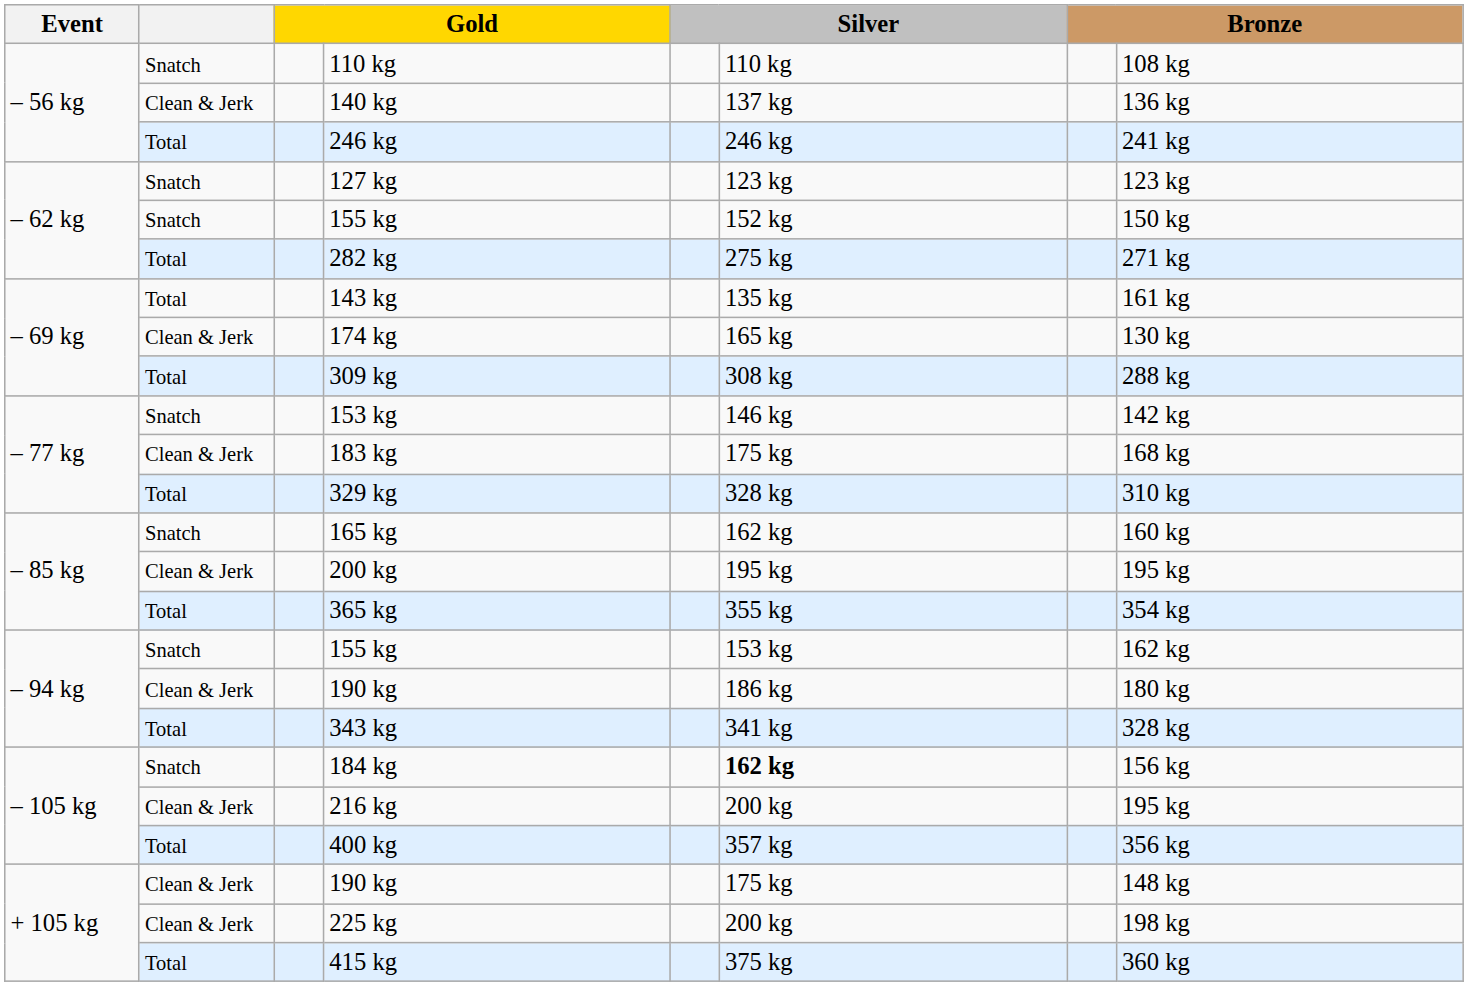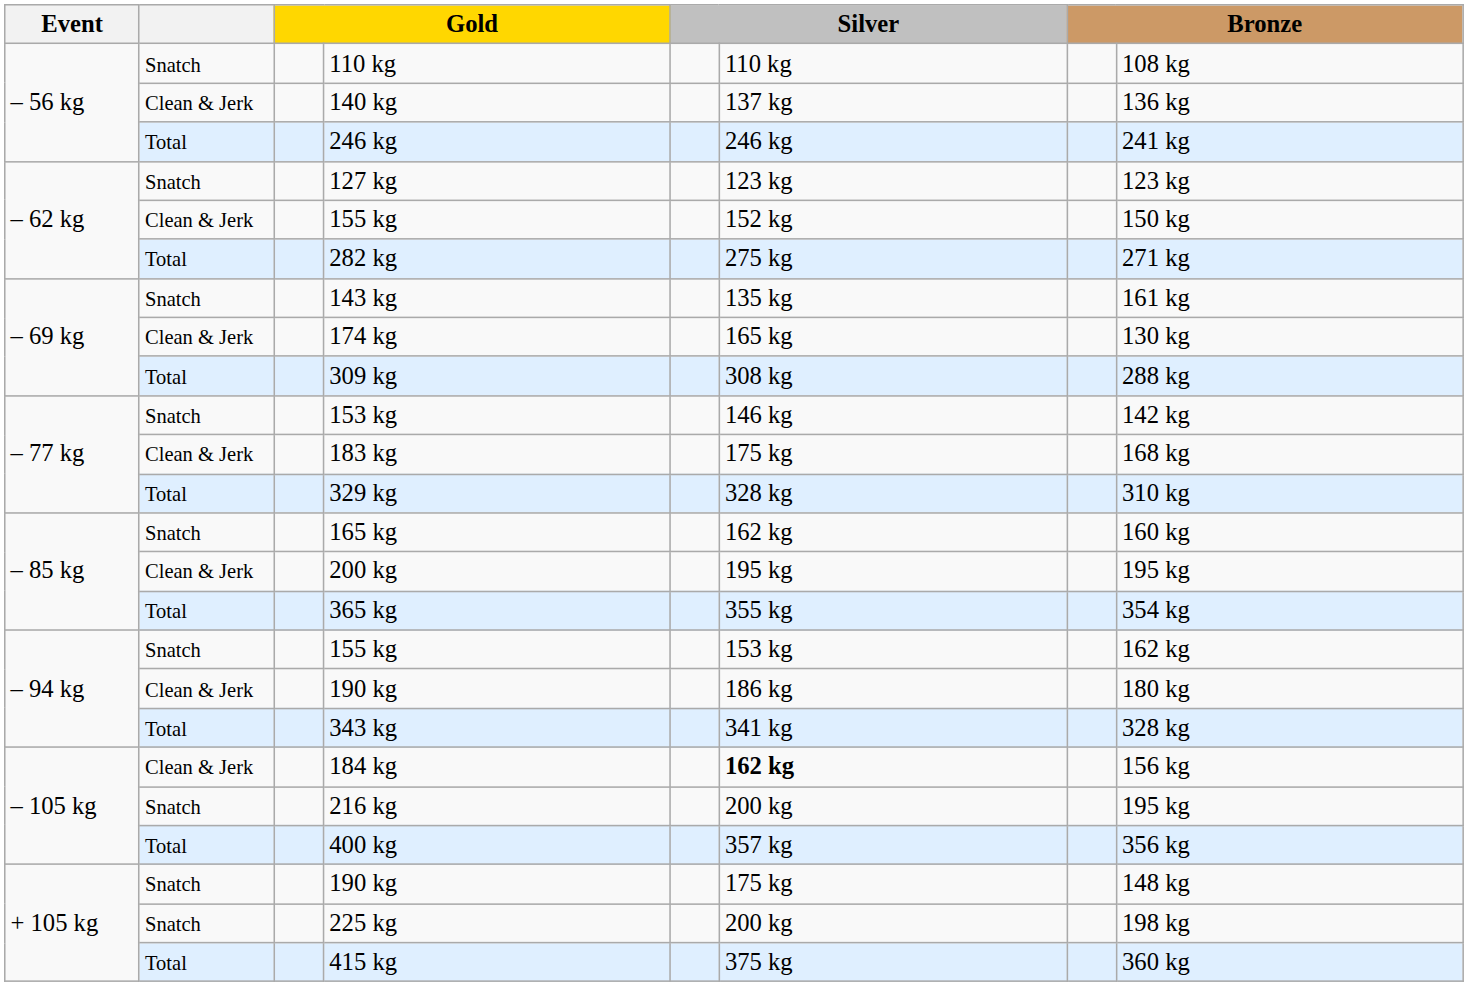(173, 220) Snatch -> (199, 220) Clean & Jerk
(166, 299) Total -> (173, 299) Snatch
(173, 768) Snatch -> (199, 768) Clean & Jerk
(199, 807) Clean & Jerk -> (173, 807) Snatch
(199, 885) Clean & Jerk -> (173, 885) Snatch
(199, 924) Clean & Jerk -> (173, 924) Snatch
